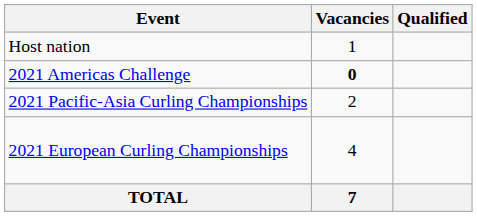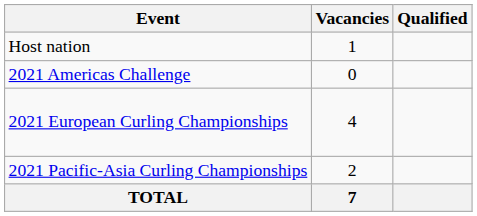(352, 74) bold -> (352, 74) normal
rows swapped: (148, 149) <-> (158, 102)
